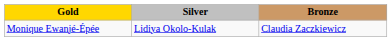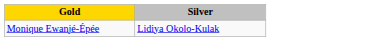- column: (323, 12)
